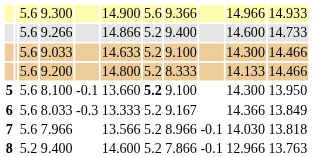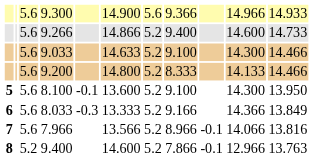(121, 91) 13.660 -> (121, 91) 13.600
(153, 91) bold -> (153, 91) normal
(181, 110) 9.167 -> (181, 110) 9.166
(246, 129) 14.030 -> (246, 129) 14.066
(288, 129) 13.818 -> (288, 129) 13.816
